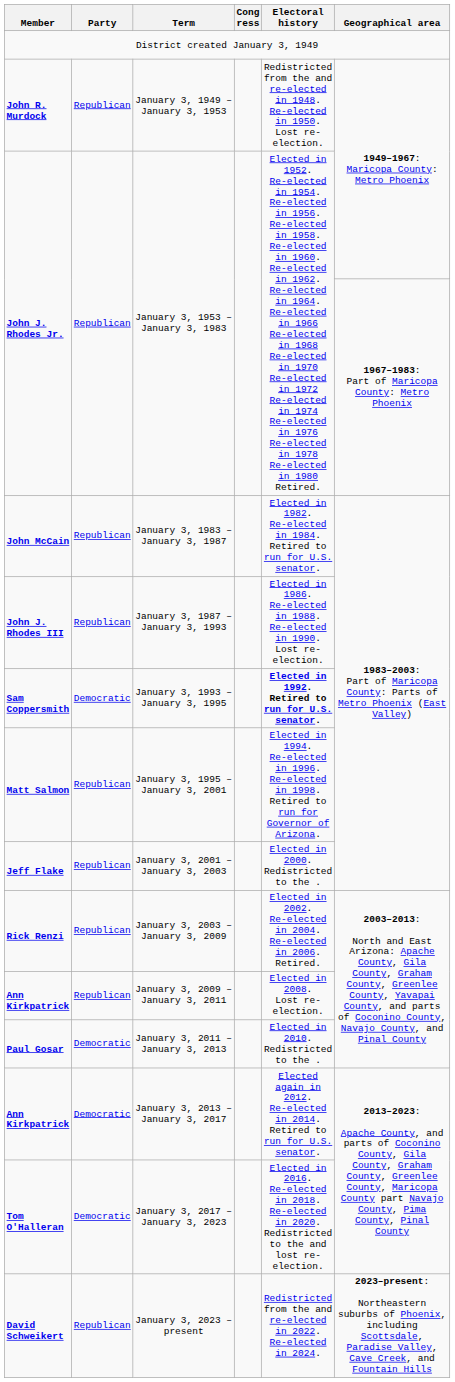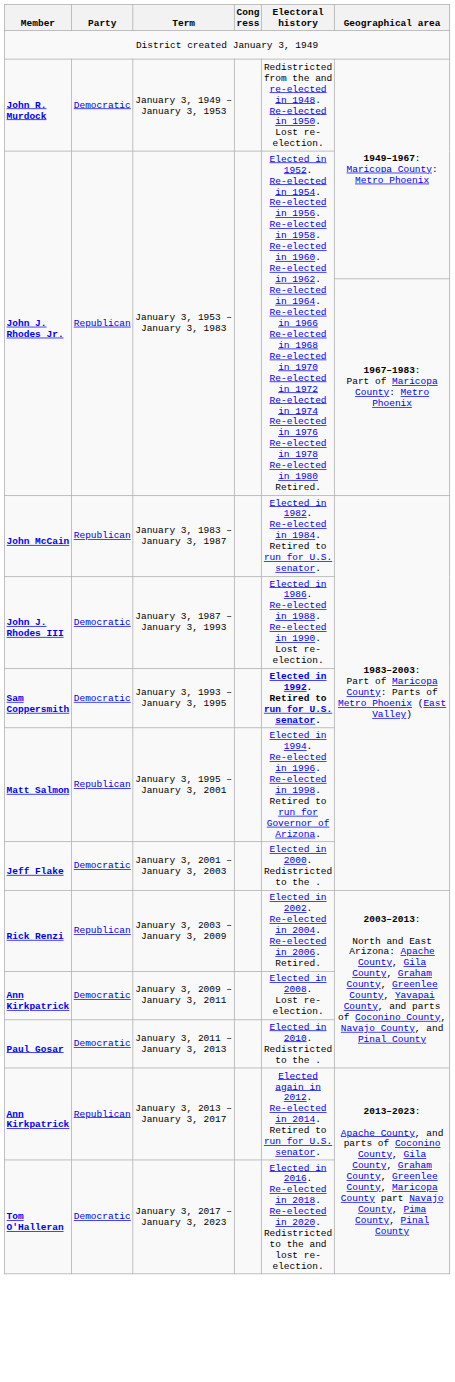(102, 105) Republican -> (102, 105) Democratic
(102, 623) Republican -> (102, 623) Democratic
(102, 866) Republican -> (102, 866) Democratic
(102, 996) Republican -> (102, 996) Democratic
(102, 1114) Democratic -> (102, 1114) Republican
- row: (35, 1331)
